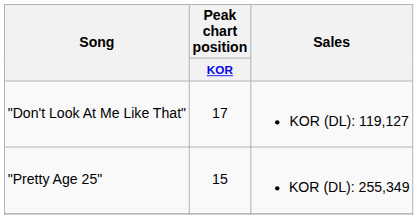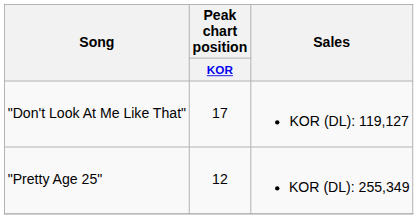(220, 180) 15 -> (220, 180) 12
